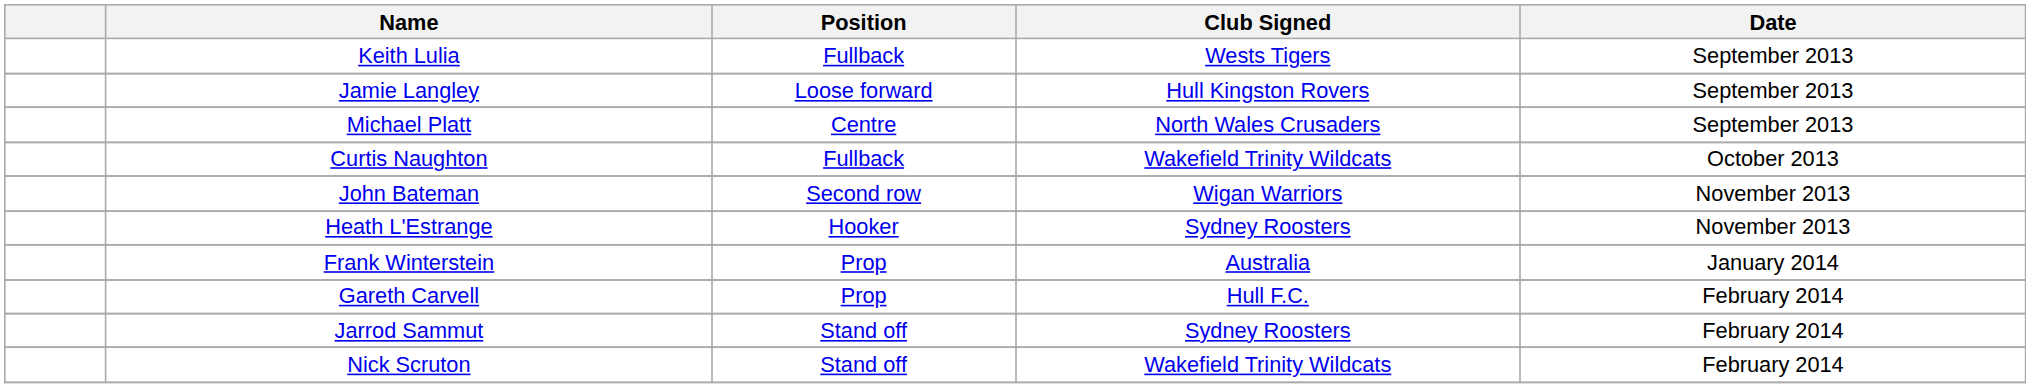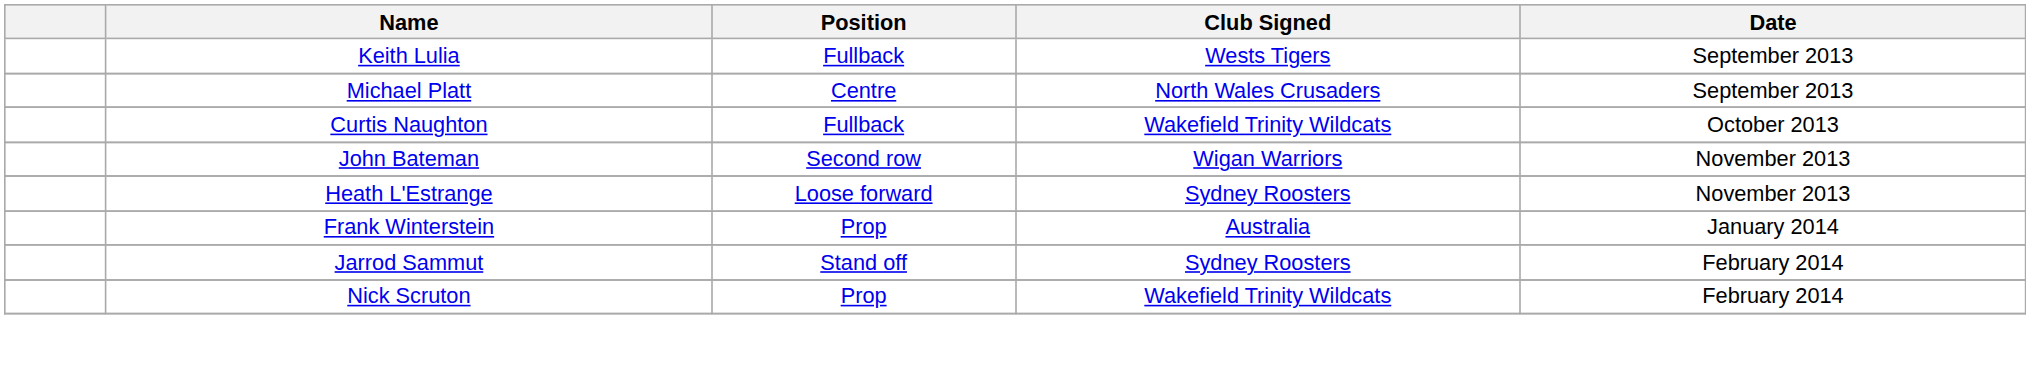- row: (409, 90)
(864, 227) Hooker -> (864, 193) Loose forward
- row: (409, 296)
(864, 365) Stand off -> (864, 296) Prop
